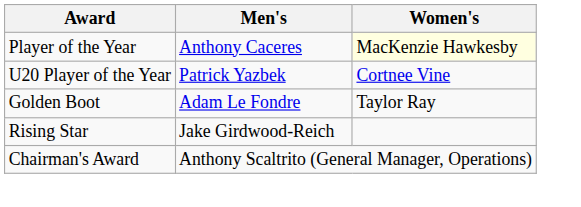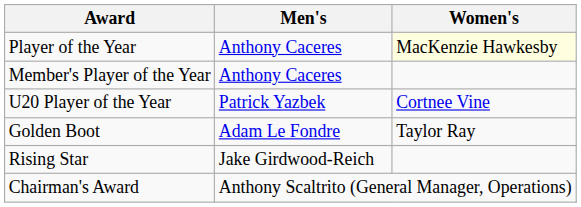+ row: (110, 74)
